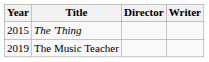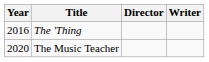(18, 30) 2015 -> (18, 30) 2016
(18, 48) 2019 -> (18, 48) 2020
